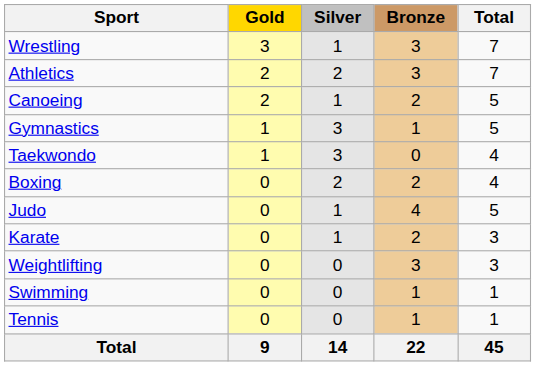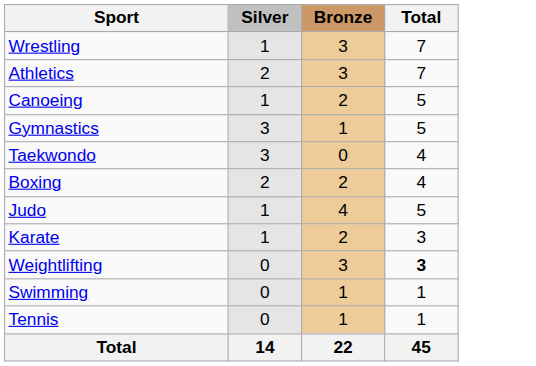- column: (265, 18)
(494, 264) normal -> (421, 264) bold
